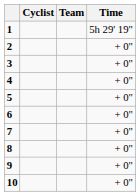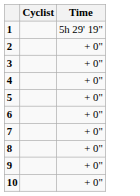- column: (72, 13)
